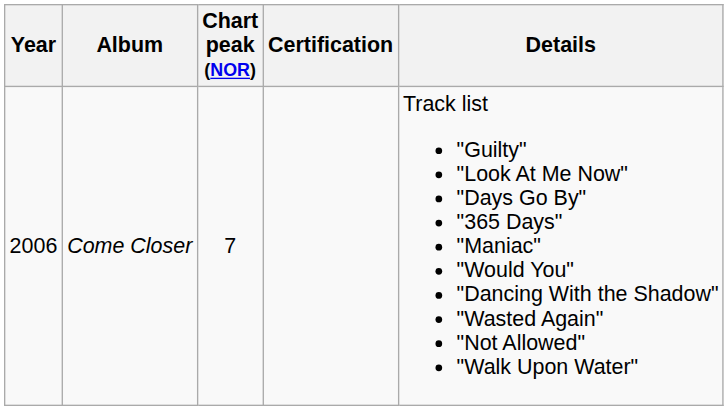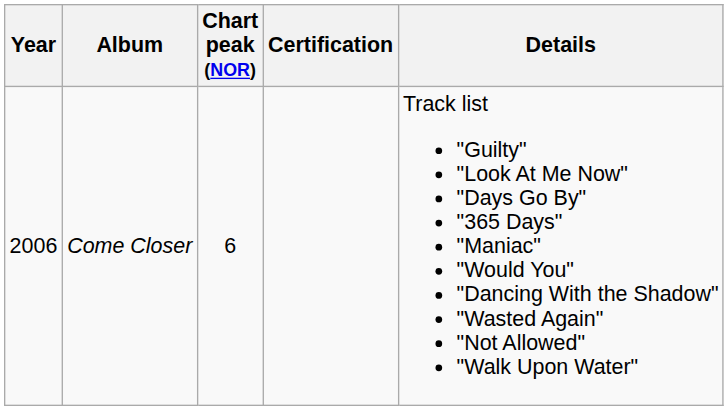(230, 245) 7 -> (230, 245) 6
